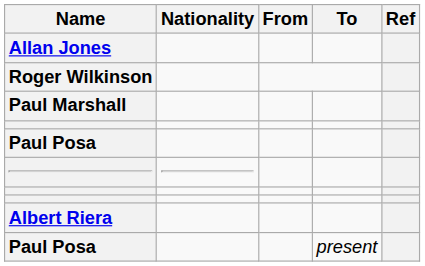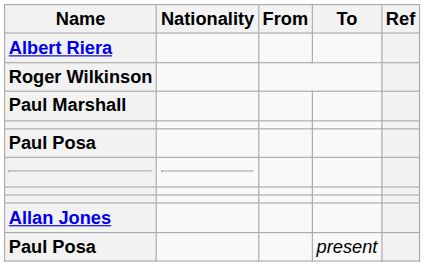rows swapped: (60, 47) <-> (60, 217)
